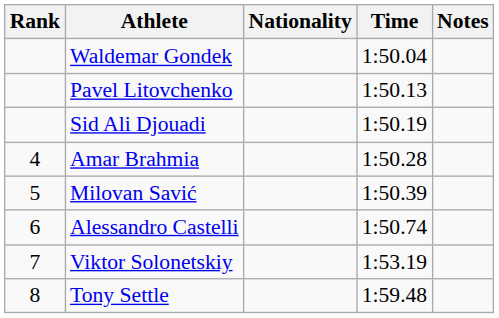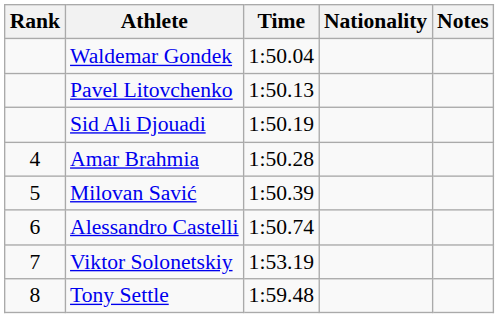columns swapped: (300, 21) <-> (394, 21)
